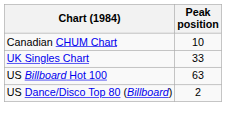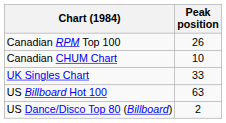+ row: (64, 42)
